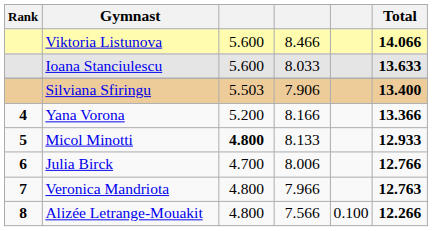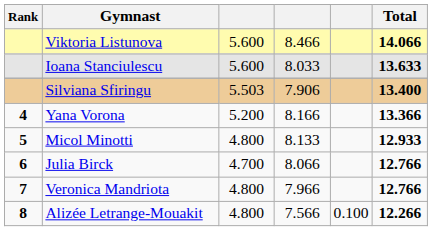(247, 139) bold -> (247, 139) normal
(302, 164) 8.006 -> (302, 164) 8.066
(400, 189) 12.763 -> (400, 189) 12.766
